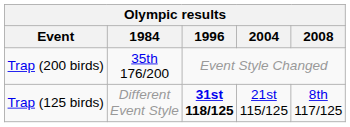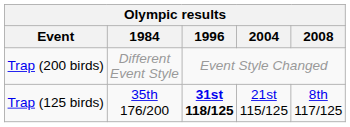(144, 66) 35th 176/200 -> (144, 66) Different Event Style
(144, 102) Different Event Style -> (144, 102) 35th 176/200
